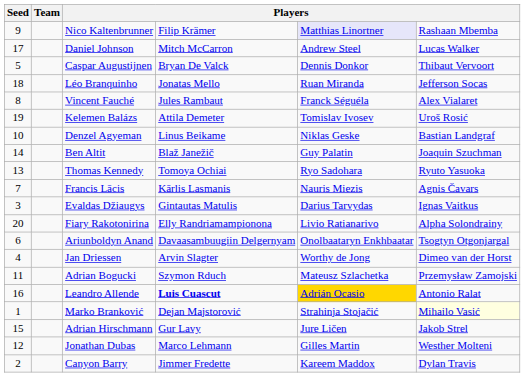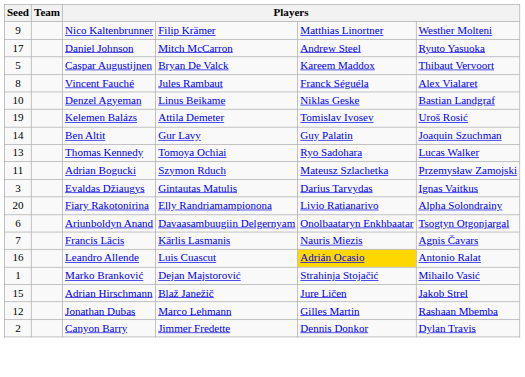(342, 30) lavender background -> (342, 30) no background
(458, 30) Rashaan Mbemba -> (455, 30) Westher Molteni
(449, 48) Lucas Walker -> (452, 48) Ryuto Yasuoka
(334, 65) Dennis Donkor -> (338, 65) Kareem Maddox
- row: (101, 83)
rows swapped: (103, 135) <-> (101, 118)
(186, 153) Blaž Janežič -> (180, 135) Gur Lavy
(452, 170) Ryuto Yasuoka -> (449, 153) Lucas Walker
rows swapped: (95, 188) <-> (101, 275)
- row: (93, 258)
(189, 293) bold -> (187, 258) normal
(449, 310) lightyellow background -> (449, 275) no background
(180, 328) Gur Lavy -> (186, 293) Blaž Janežič
(455, 345) Westher Molteni -> (458, 310) Rashaan Mbemba
(338, 363) Kareem Maddox -> (334, 328) Dennis Donkor
